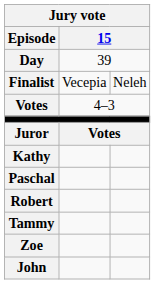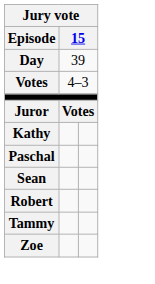- row: (32, 82)
+ row: (32, 178)
- row: (32, 267)
